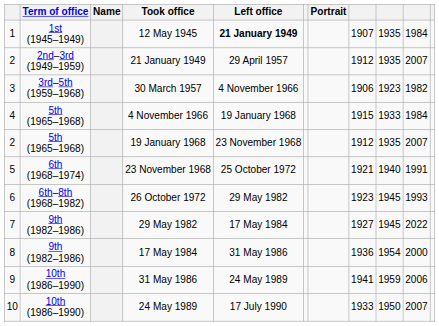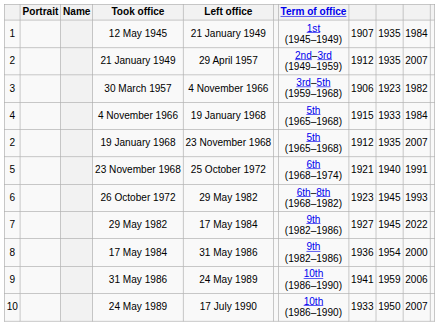columns swapped: (328, 12) <-> (55, 12)
(258, 34) bold -> (228, 34) normal
